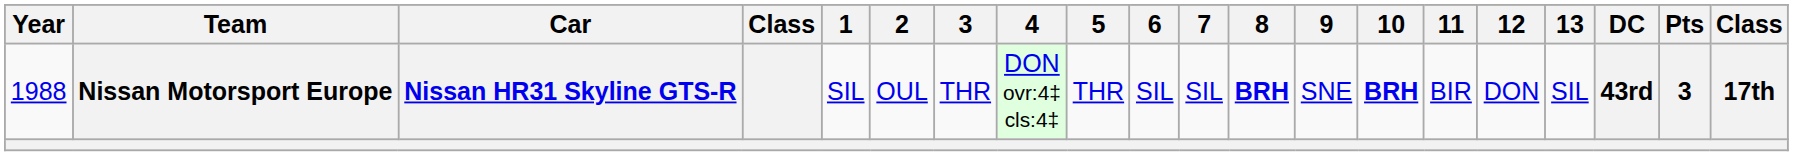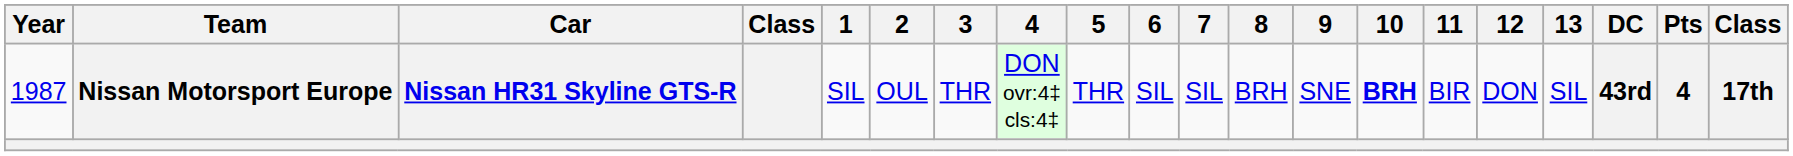(39, 91) 1988 -> (39, 91) 1987
(1262, 91) bold -> (1261, 91) normal
(1685, 91) 3 -> (1683, 91) 4
